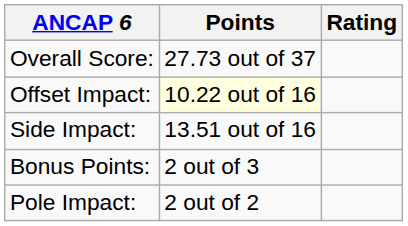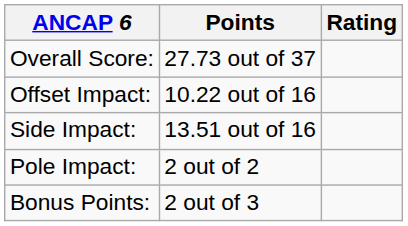(240, 94) lightyellow background -> (240, 94) no background
rows swapped: (73, 202) <-> (80, 166)
